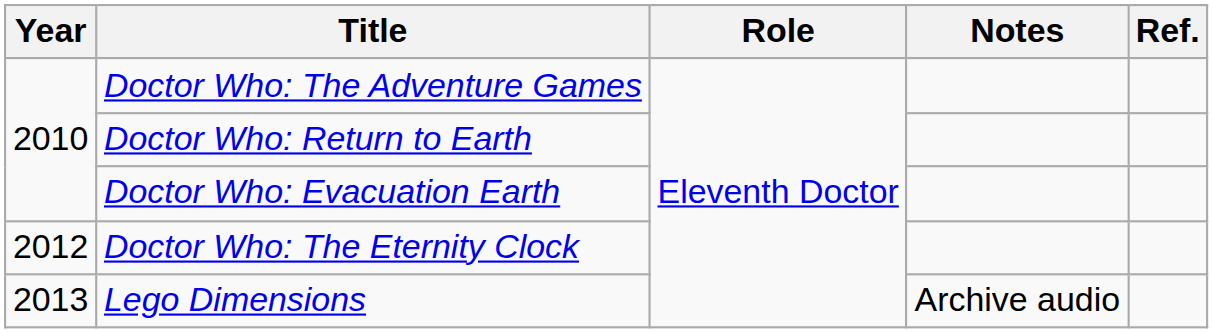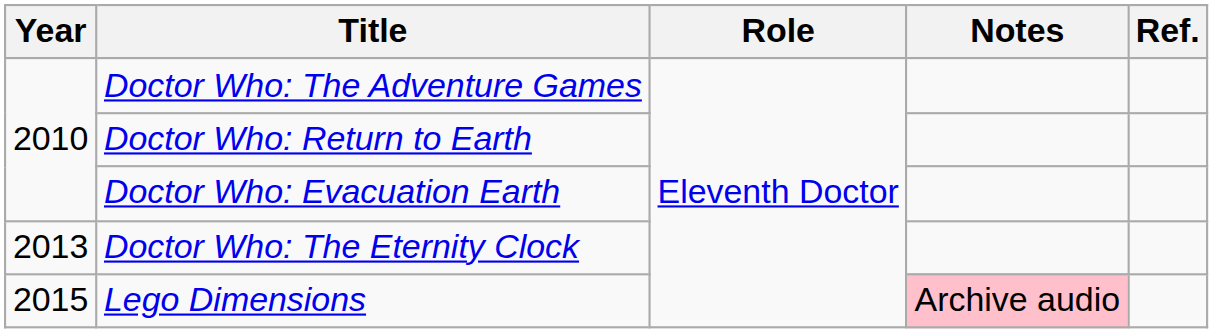(51, 246) 2012 -> (51, 246) 2013
(51, 300) 2013 -> (51, 300) 2015
(1017, 300) no background -> (1017, 300) pink background
